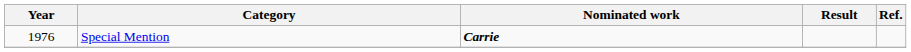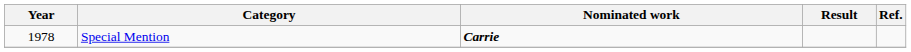(41, 36) 1976 -> (41, 36) 1978
